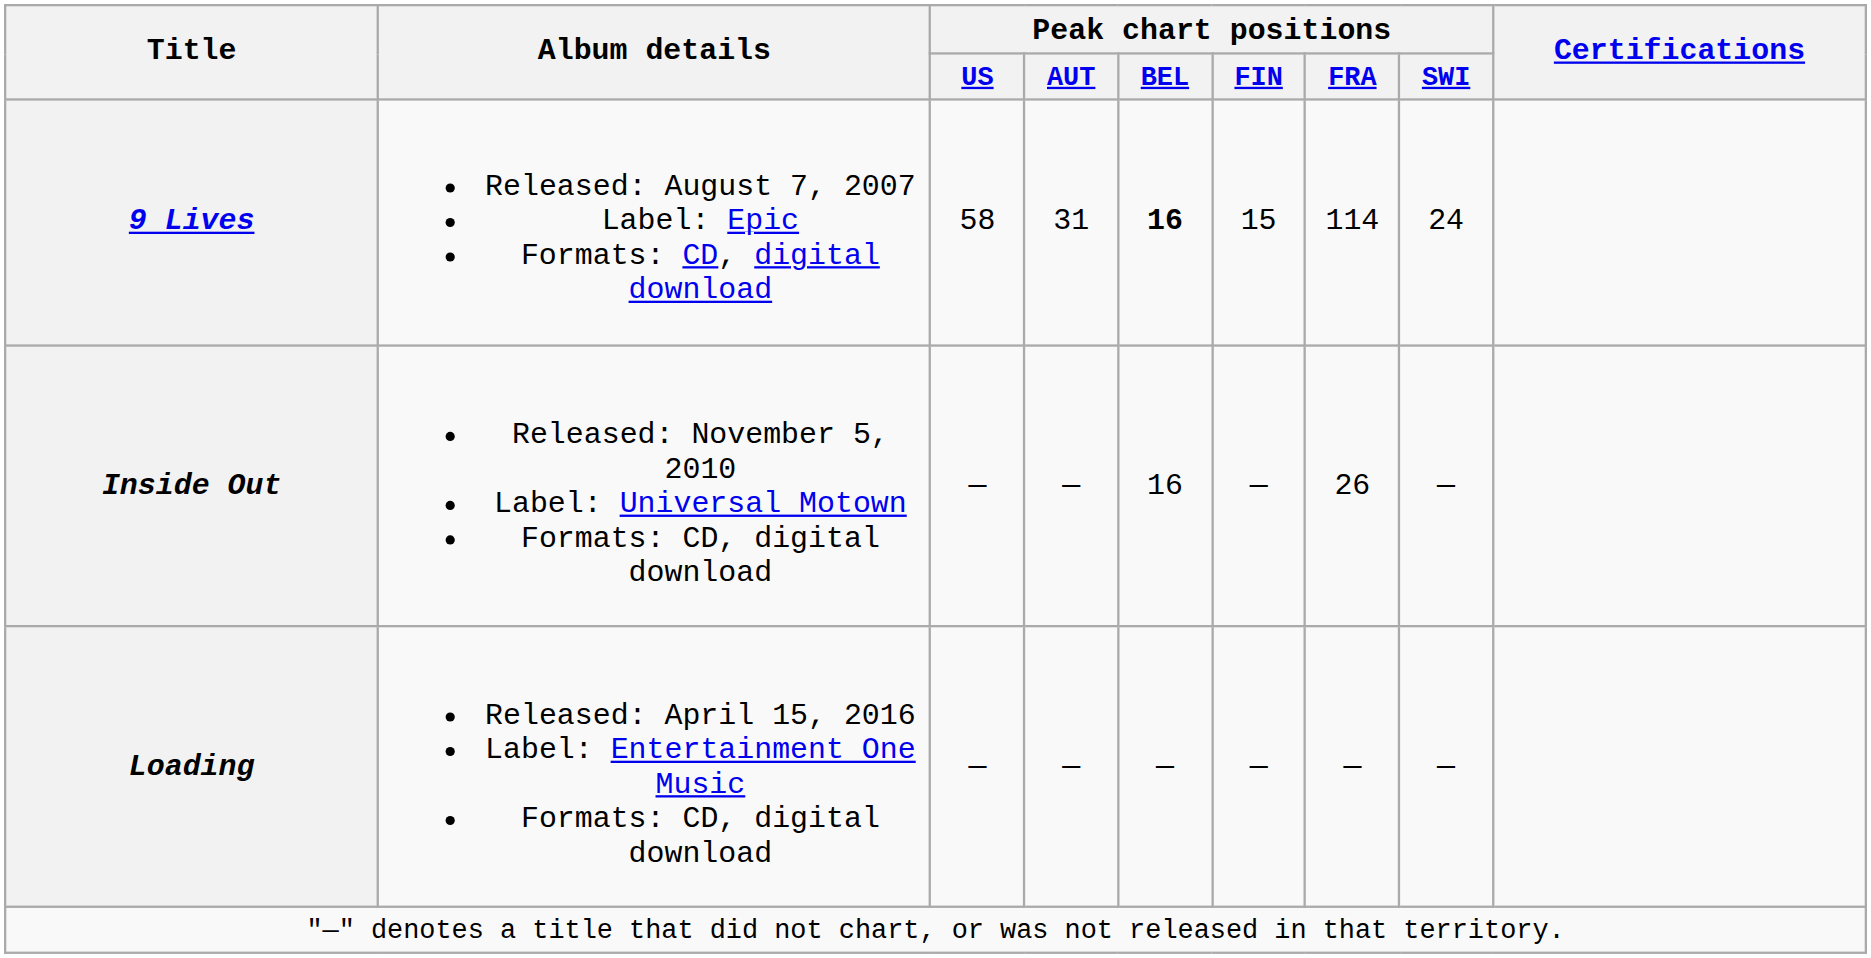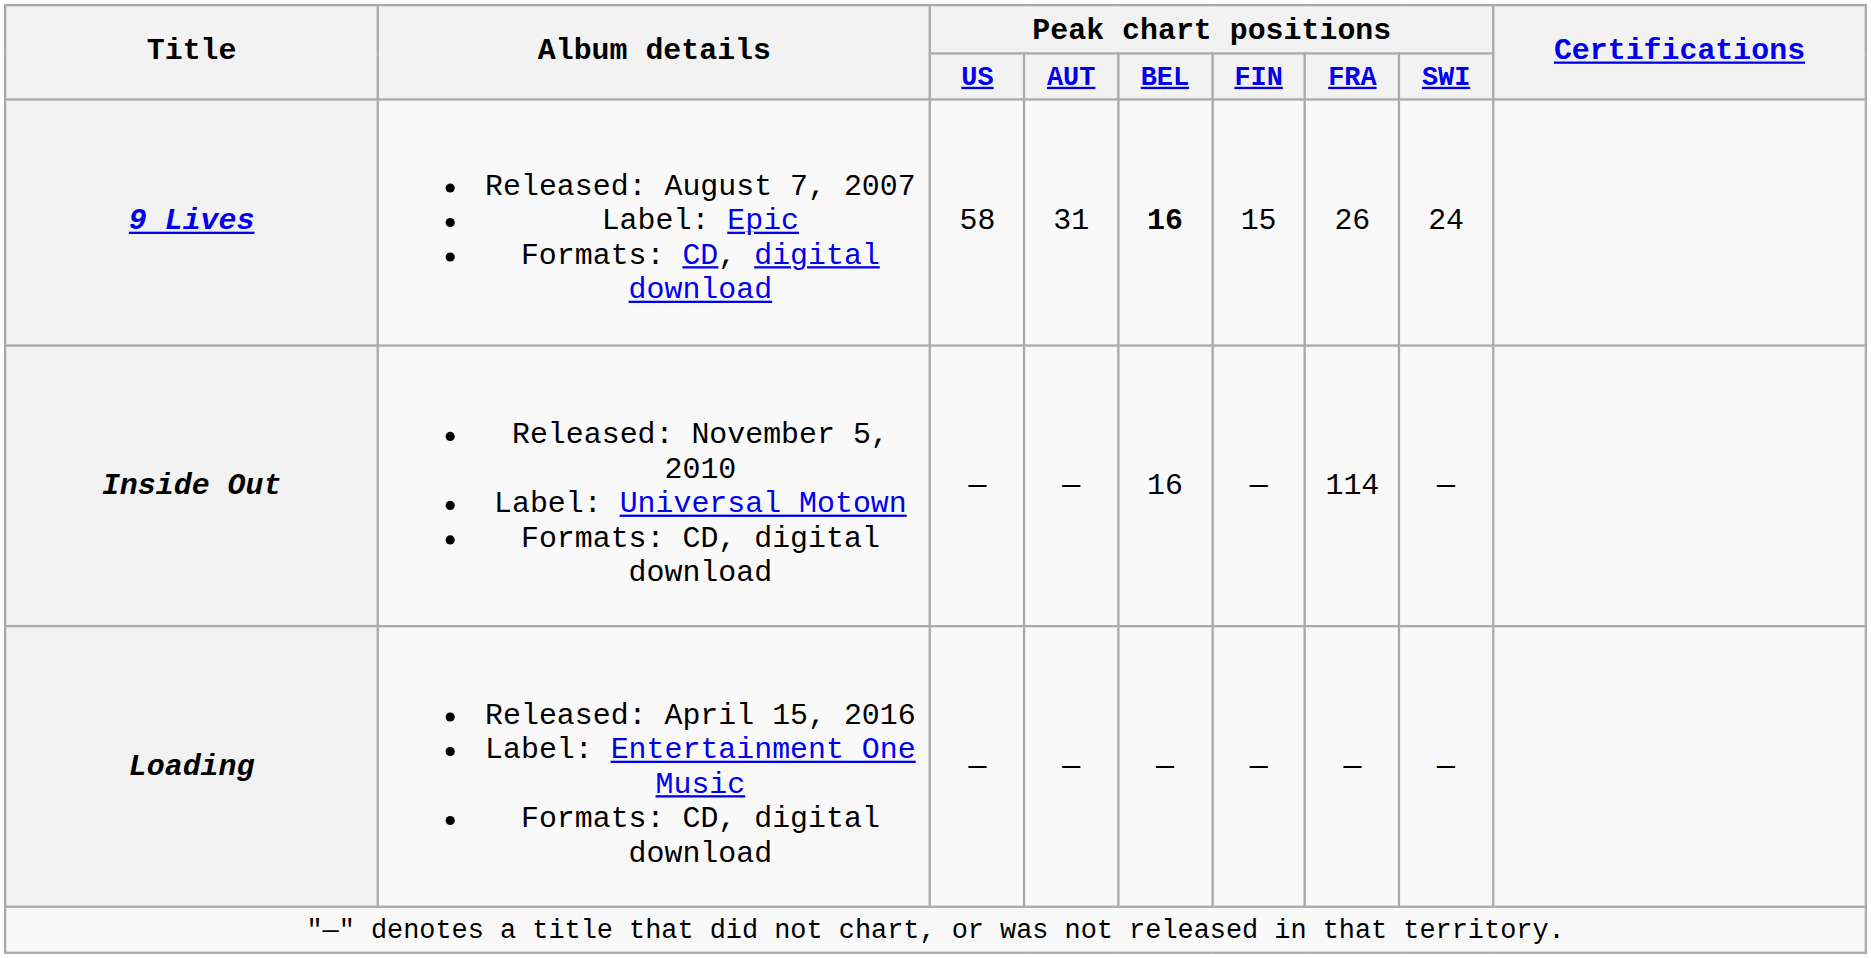(1352, 222) 114 -> (1352, 222) 26
(1352, 486) 26 -> (1352, 486) 114
